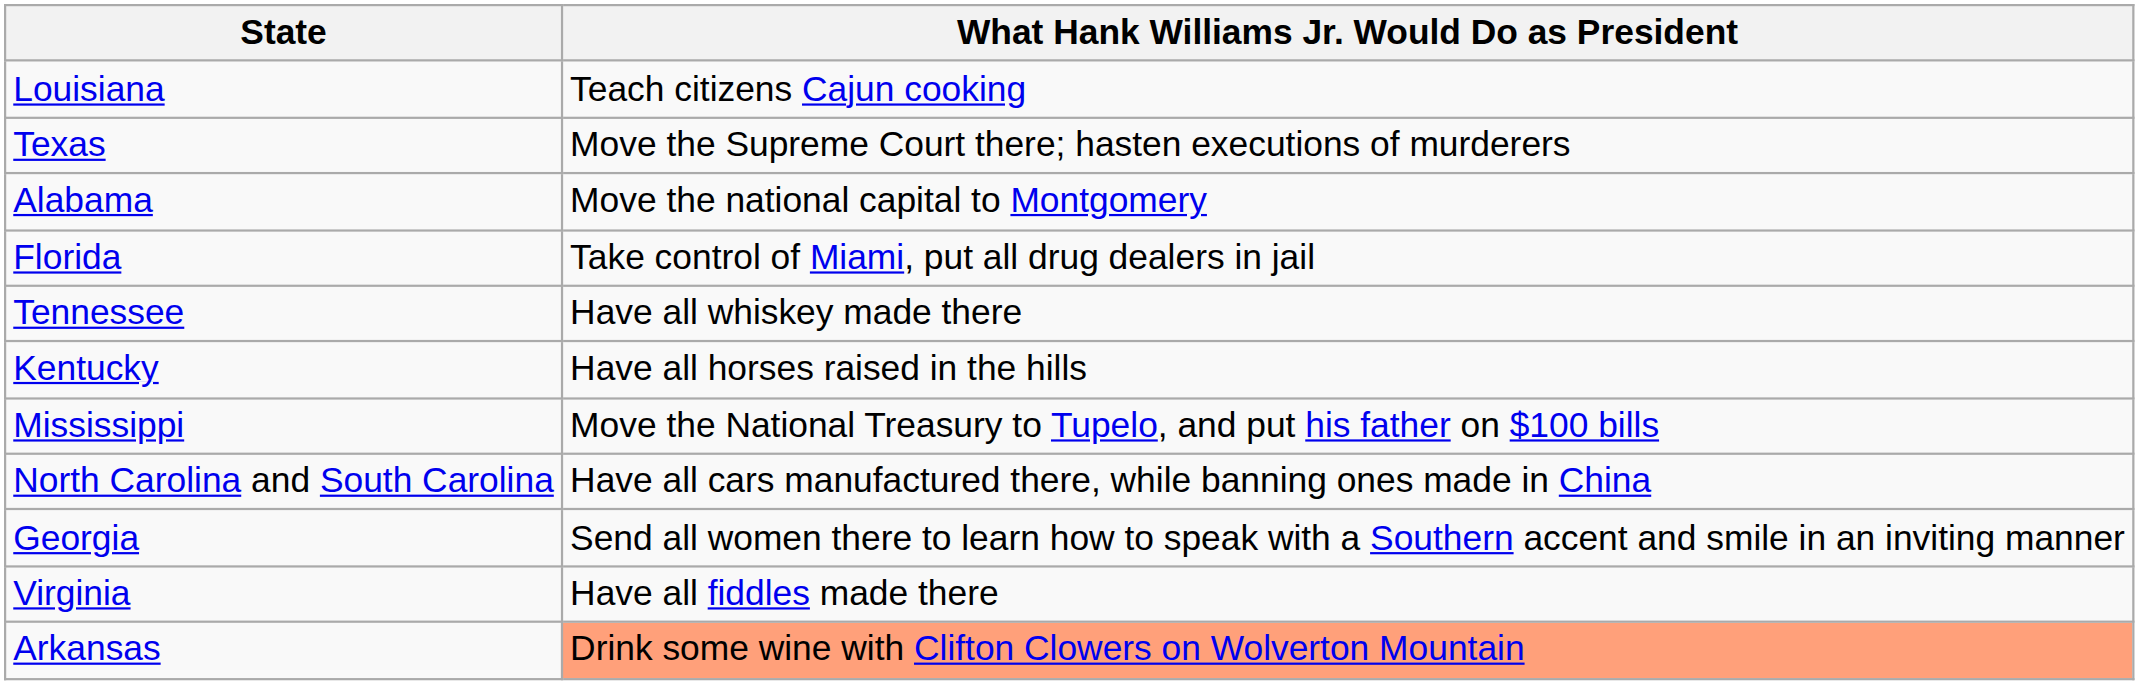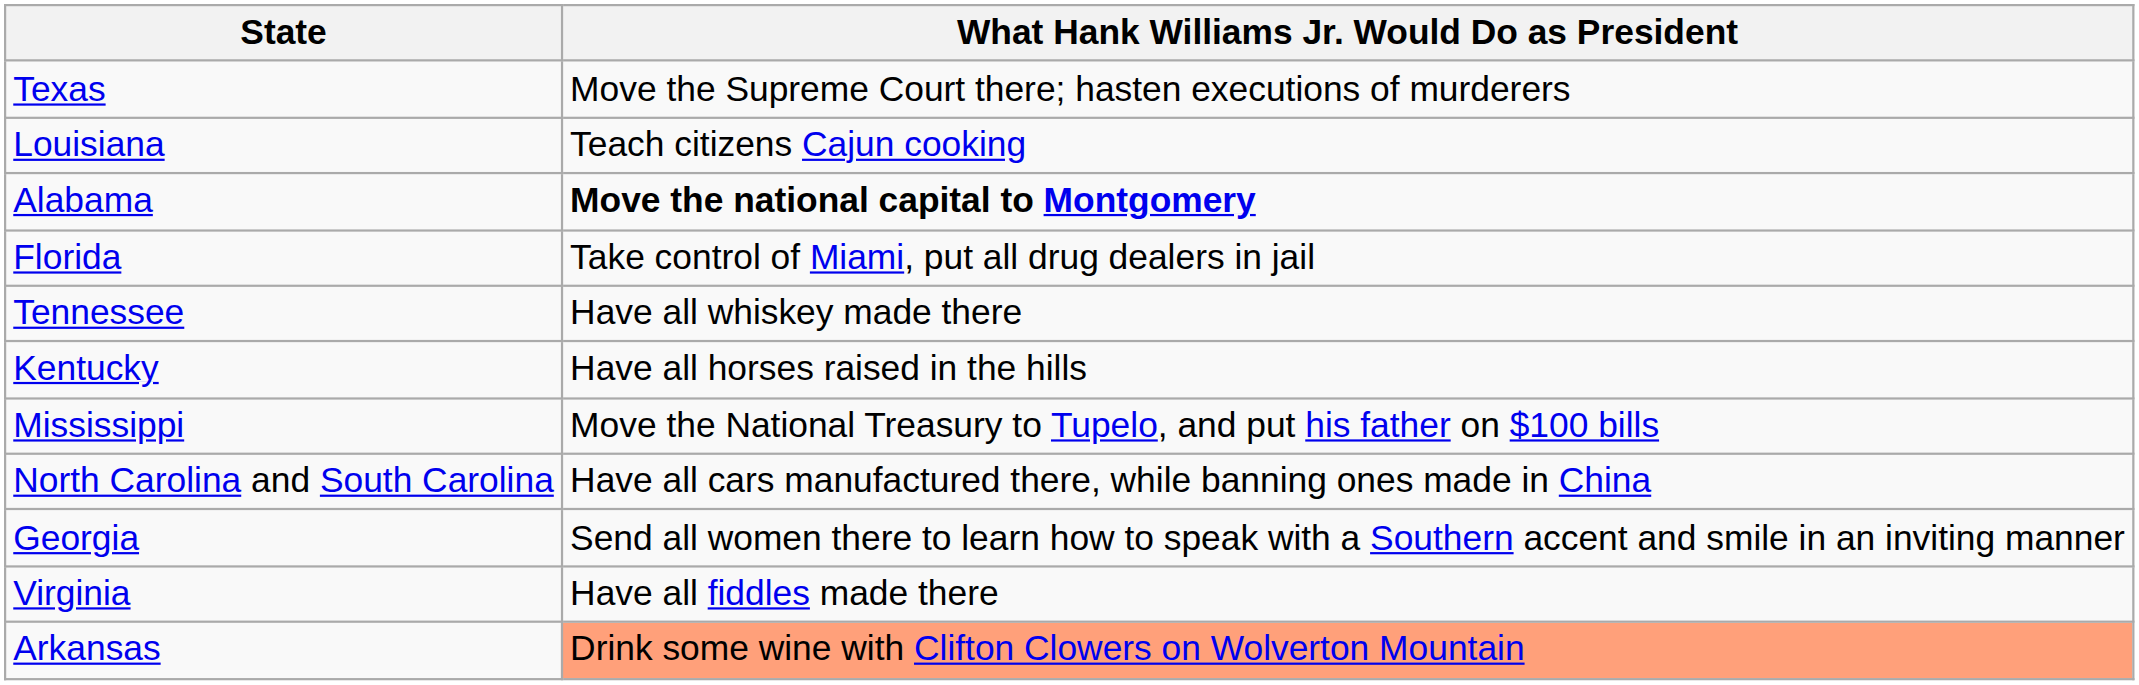rows swapped: (59, 144) <-> (89, 88)
(889, 200) normal -> (913, 200) bold
